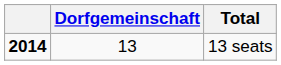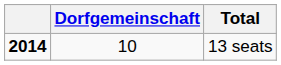(127, 46) 13 -> (127, 46) 10
